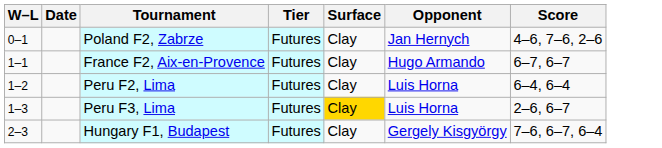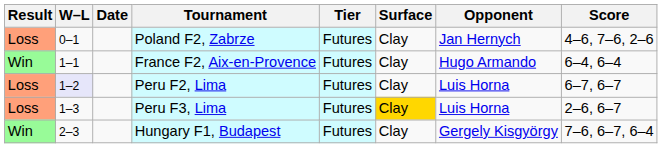+ column: (30, 16)
(542, 62) 6–7, 6–7 -> (593, 62) 6–4, 6–4
(18, 86) no background -> (69, 86) lavender background
(542, 85) 6–4, 6–4 -> (593, 85) 6–7, 6–7
